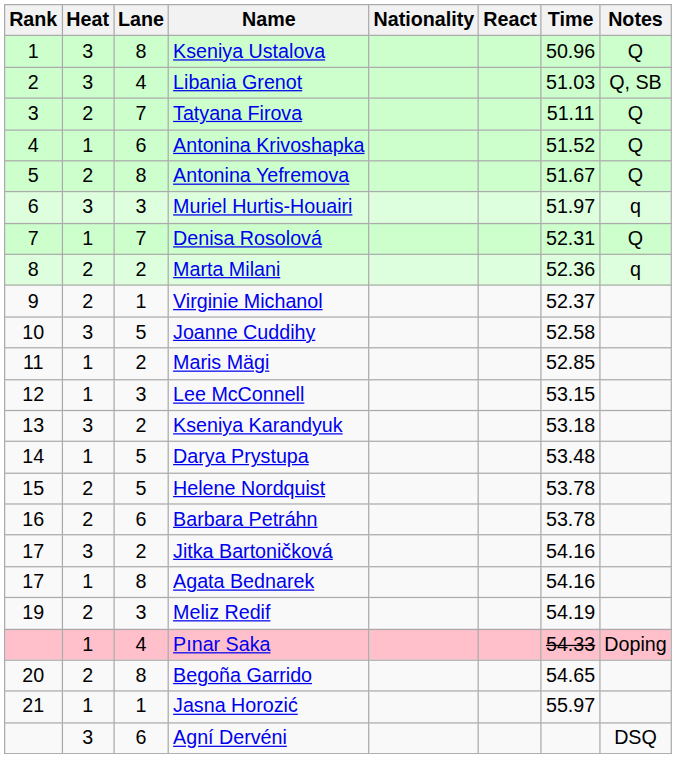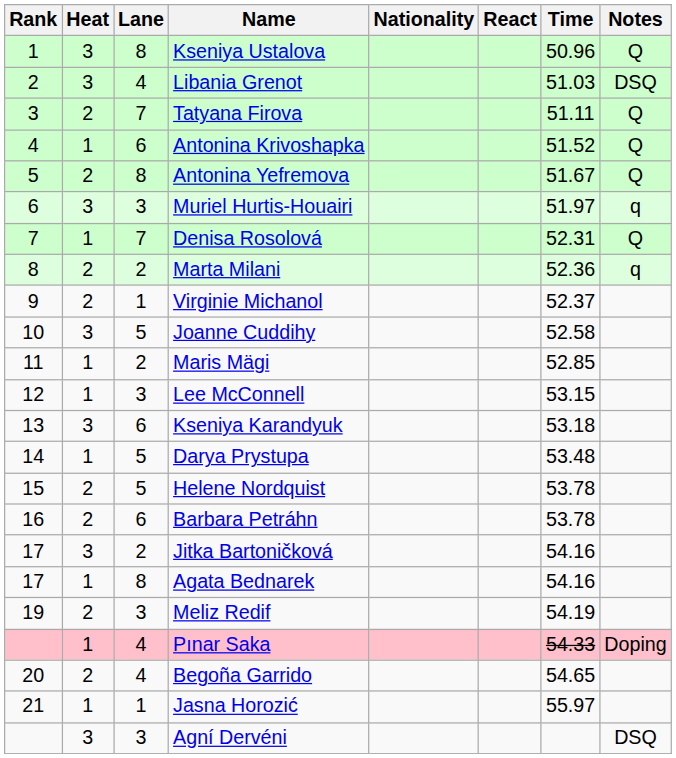(635, 82) Q, SB -> (635, 82) DSQ
(141, 425) 2 -> (141, 425) 6
(141, 675) 8 -> (141, 675) 4
(141, 737) 6 -> (141, 737) 3
